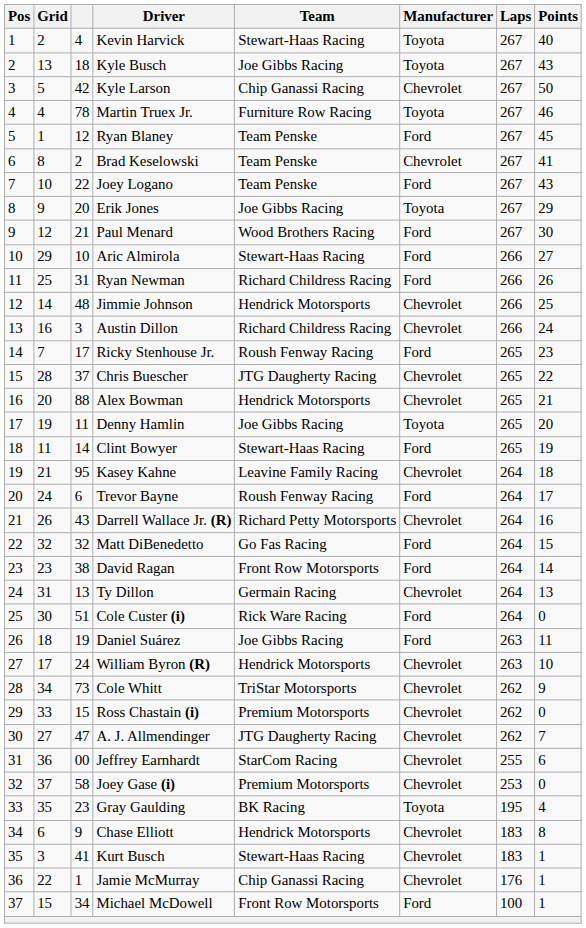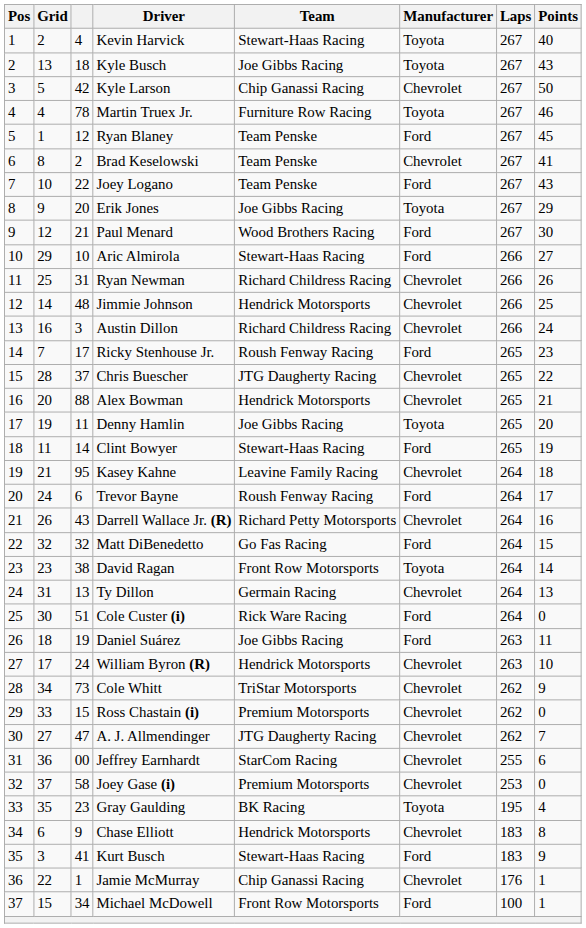(417, 280) Ford -> (432, 280) Chevrolet
(417, 567) Ford -> (424, 567) Toyota
(432, 855) Chevrolet -> (417, 855) Ford
(542, 855) 1 -> (542, 855) 9
